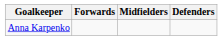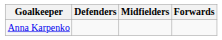columns swapped: (193, 12) <-> (95, 12)
